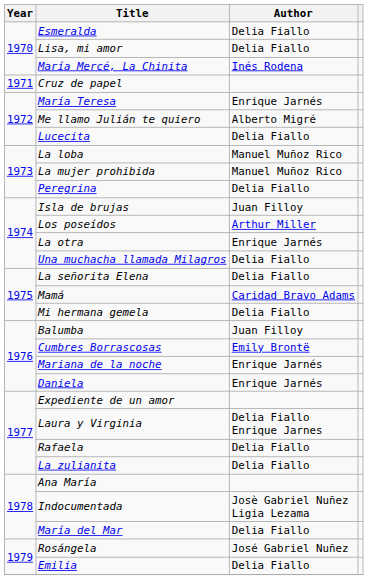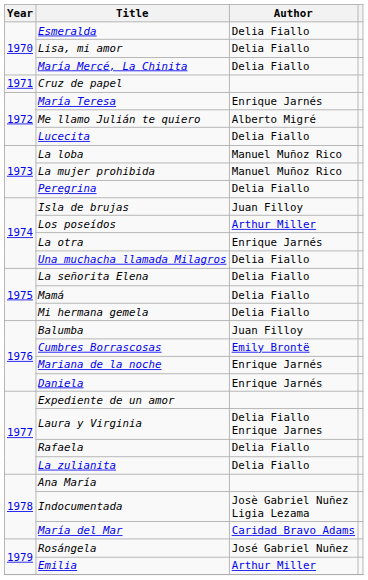(267, 66) Inés Rodena -> (271, 66) Delia Fiallo
(293, 295) Caridad Bravo Adams -> (271, 295) Delia Fiallo
(271, 531) Delia Fiallo -> (293, 531) Caridad Bravo Adams
(271, 566) Delia Fiallo -> (274, 566) Arthur Miller
